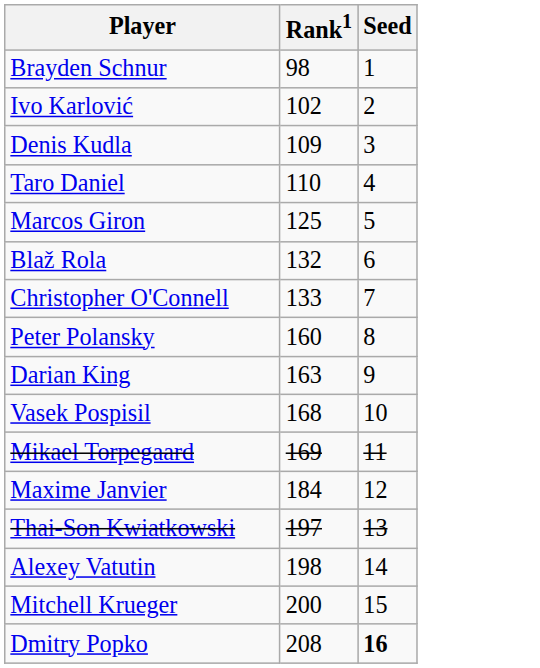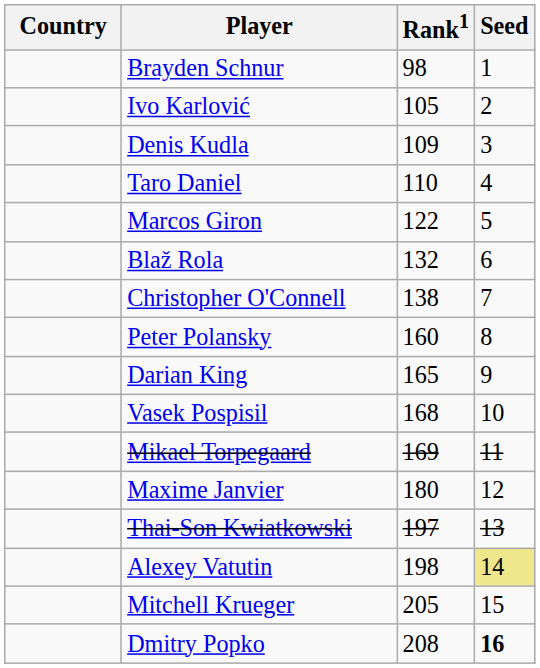+ column: (63, 26)
(304, 106) 102 -> (421, 106) 105
(304, 221) 125 -> (421, 221) 122
(304, 298) 133 -> (421, 298) 138
(304, 375) 163 -> (421, 375) 165
(304, 489) 184 -> (421, 489) 180
(375, 566) no background -> (492, 566) khaki background
(304, 604) 200 -> (421, 604) 205
